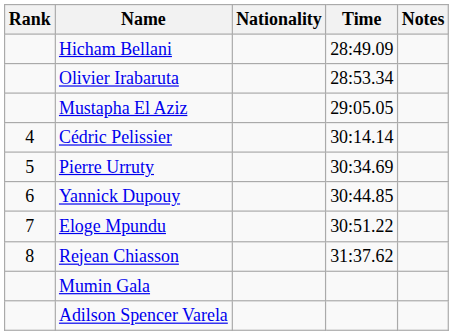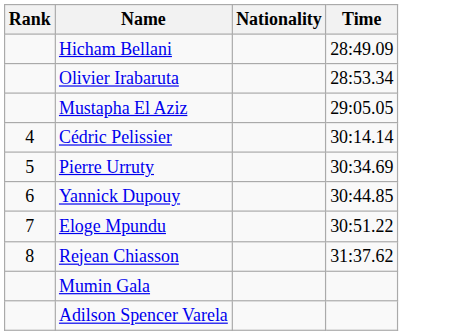- column: (423, 19)
